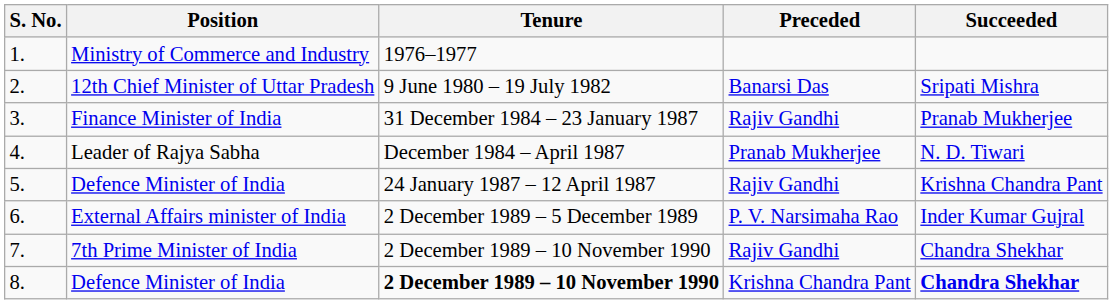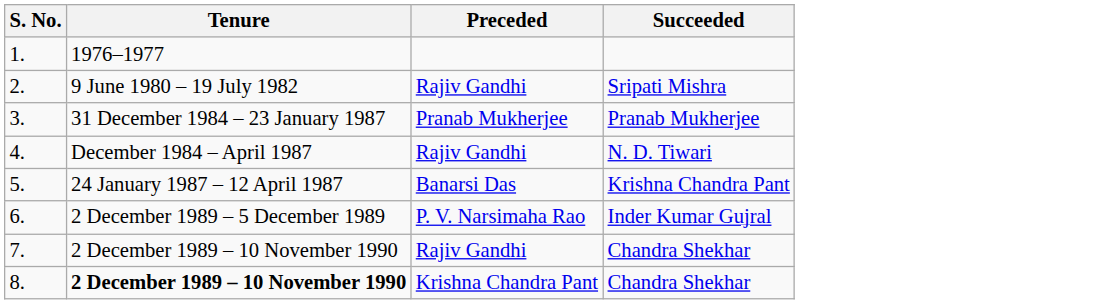- column: (223, 20)
(779, 86) Banarsi Das -> (471, 86) Rajiv Gandhi
(784, 119) Rajiv Gandhi -> (492, 119) Pranab Mukherjee
(804, 151) Pranab Mukherjee -> (471, 151) Rajiv Gandhi
(784, 184) Rajiv Gandhi -> (466, 184) Banarsi Das
(1000, 282) bold -> (679, 282) normal
